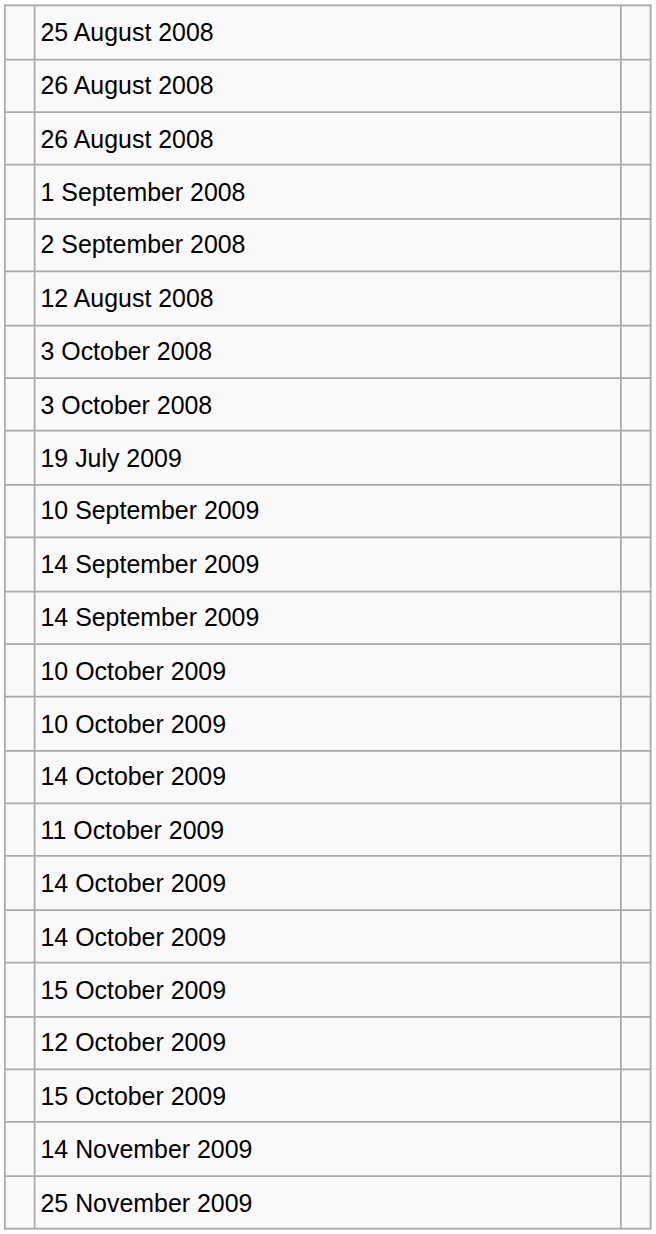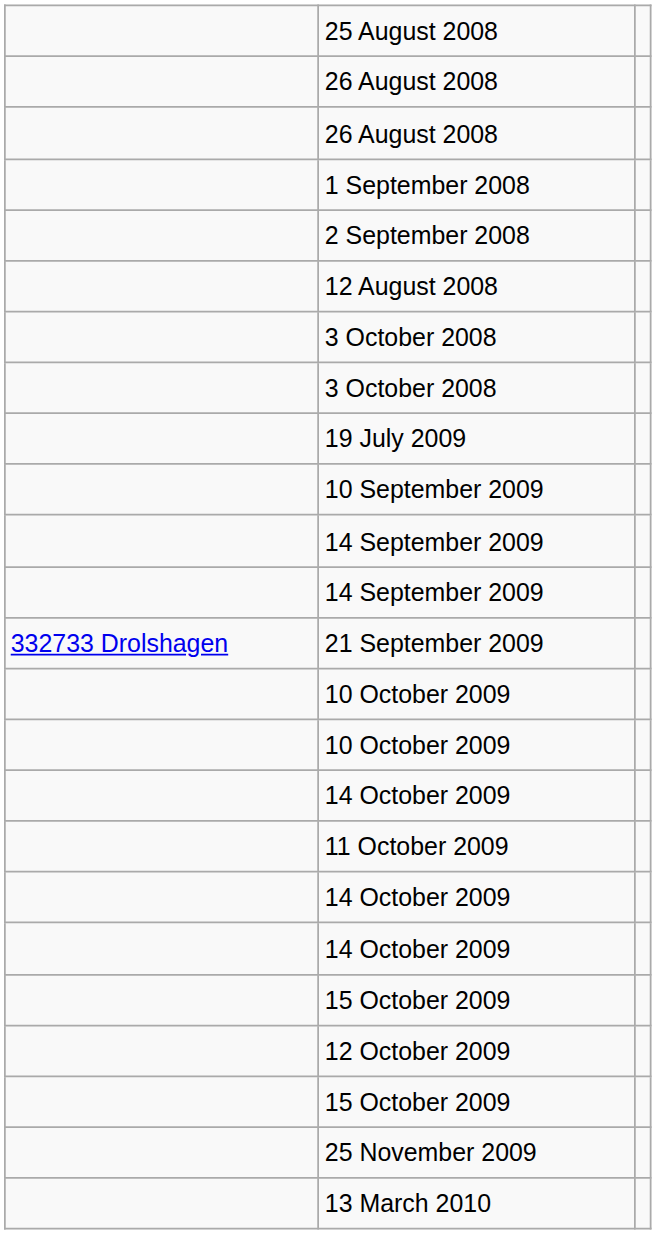+ row: (119, 643)
- row: (20, 1149)
+ row: (162, 1204)
